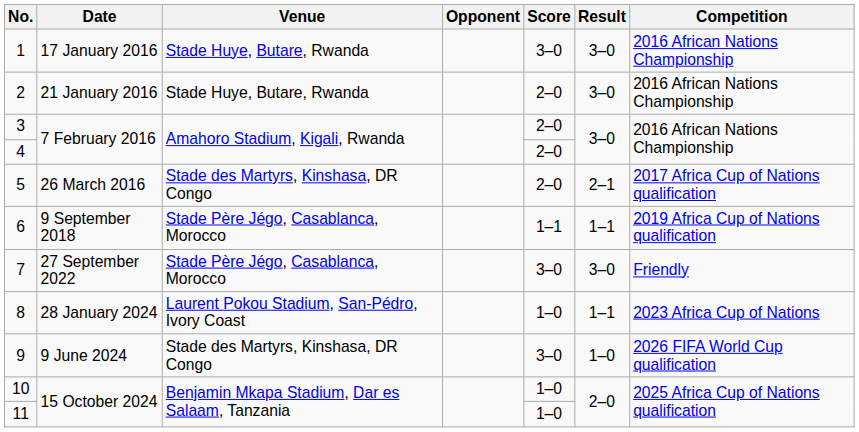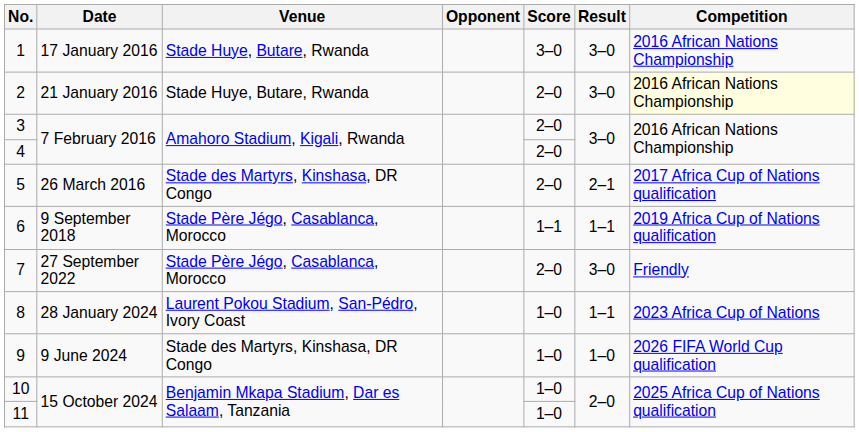(705, 93) no background -> (705, 93) lightyellow background
(549, 270) 3–0 -> (549, 270) 2–0
(549, 355) 3–0 -> (549, 355) 1–0
